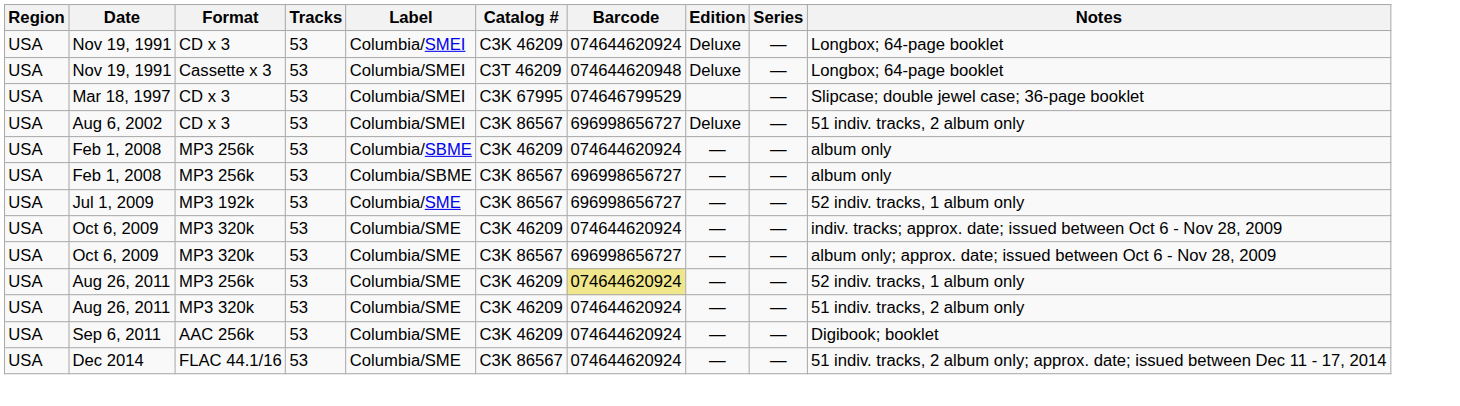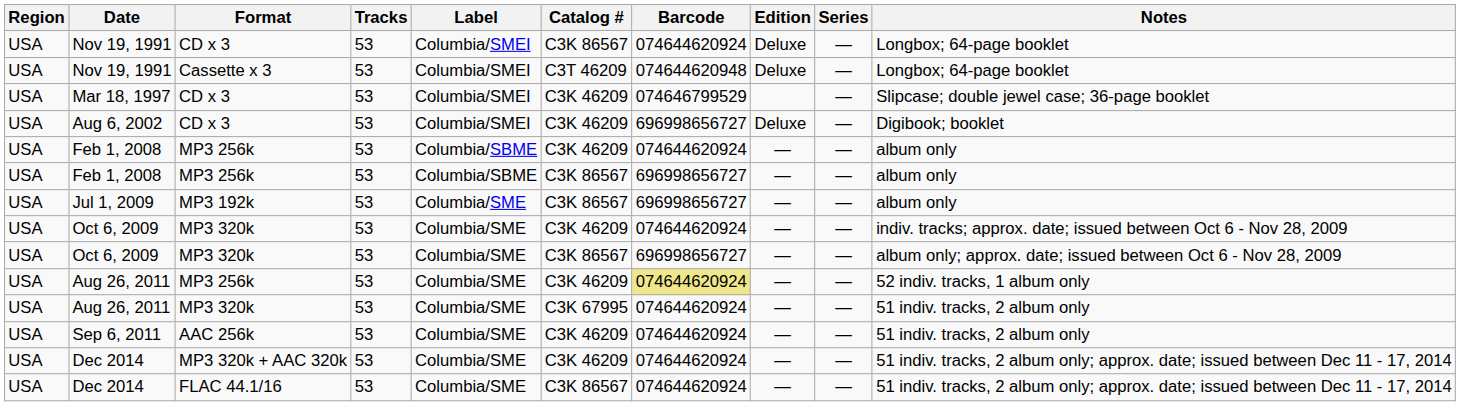(521, 44) C3K 46209 -> (586, 44) C3K 86567
(521, 96) C3K 67995 -> (586, 96) C3K 46209
(521, 123) C3K 86567 -> (586, 123) C3K 46209
(918, 123) 51 indiv. tracks, 2 album only -> (940, 123) Digibook; booklet
(918, 202) 52 indiv. tracks, 1 album only -> (916, 202) album only
(521, 307) C3K 46209 -> (586, 307) C3K 67995
(875, 334) Digibook; booklet -> (983, 334) 51 indiv. tracks, 2 album only
+ row: (108, 360)
